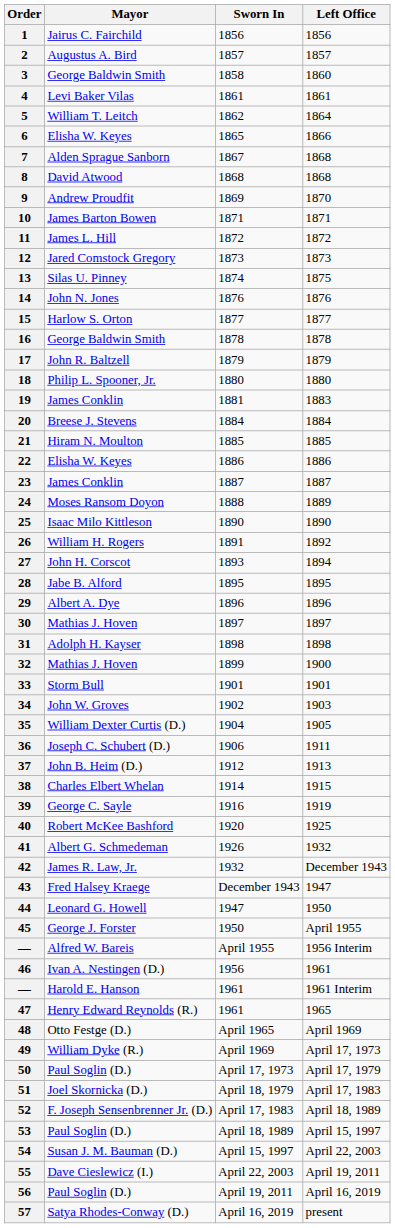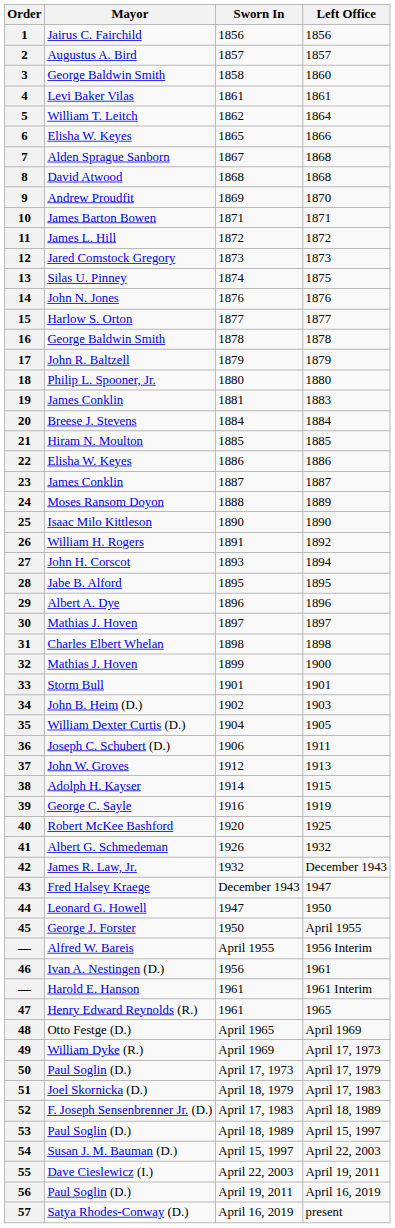(94, 643) Adolph H. Kayser -> (106, 643) Charles Elbert Whelan
(88, 704) John W. Groves -> (95, 704) John B. Heim (D.)
(95, 765) John B. Heim (D.) -> (88, 765) John W. Groves
(106, 786) Charles Elbert Whelan -> (94, 786) Adolph H. Kayser
